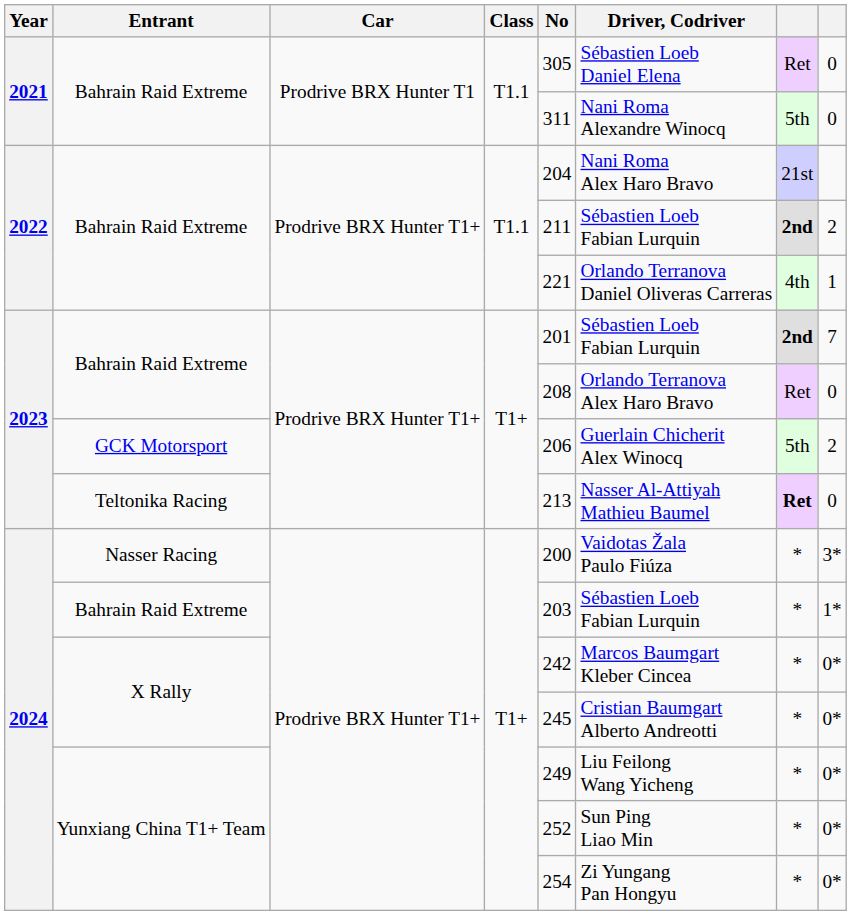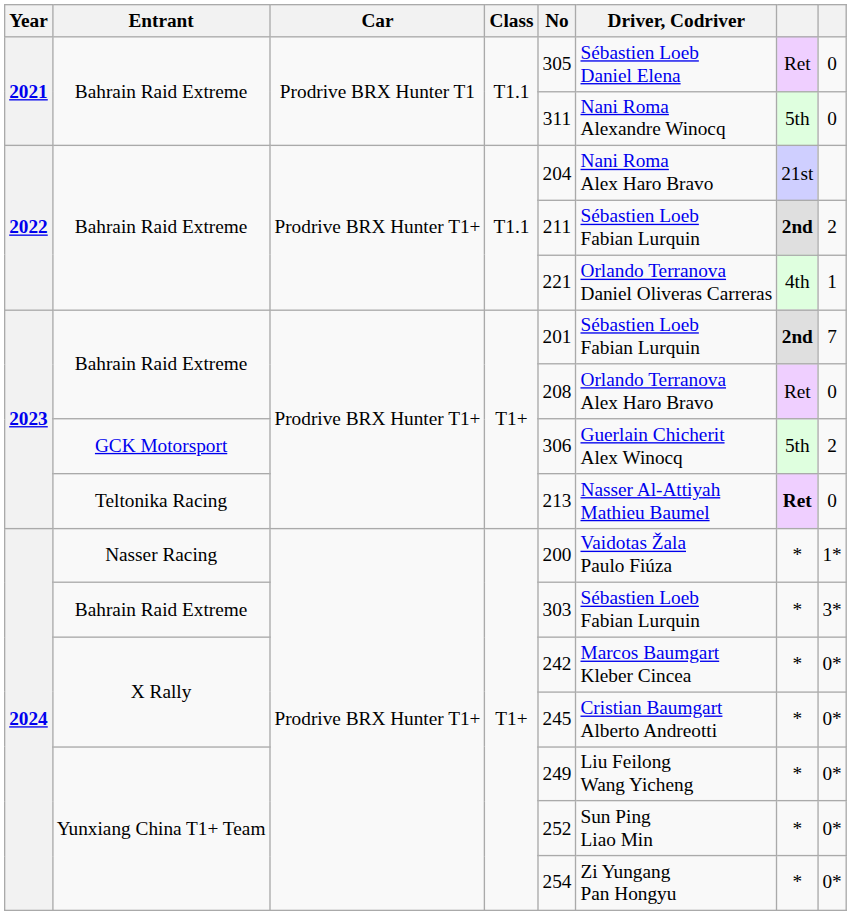(557, 446) 206 -> (557, 446) 306
(832, 555) 3* -> (832, 555) 1*
(557, 610) 203 -> (557, 610) 303
(832, 610) 1* -> (832, 610) 3*
